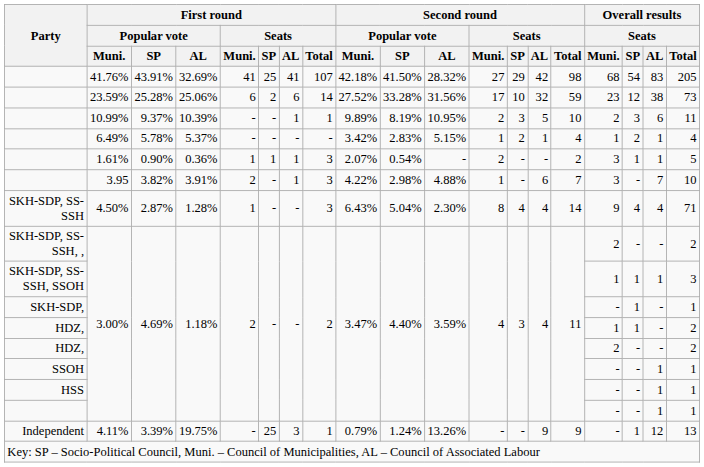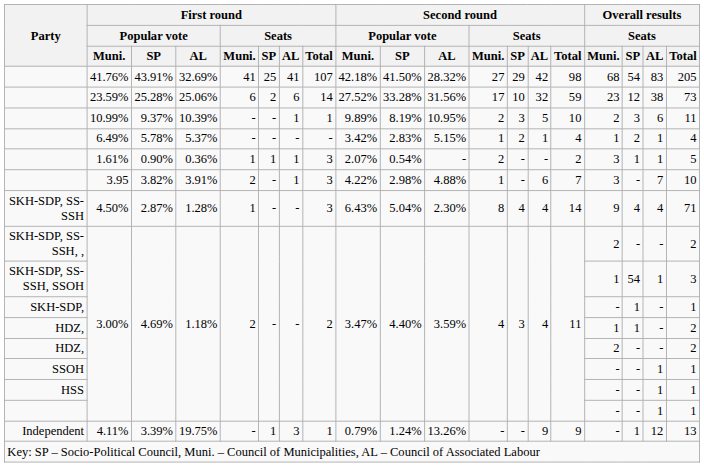(637, 279) 1 -> (634, 279) 54
(270, 431) 25 -> (273, 431) 1
